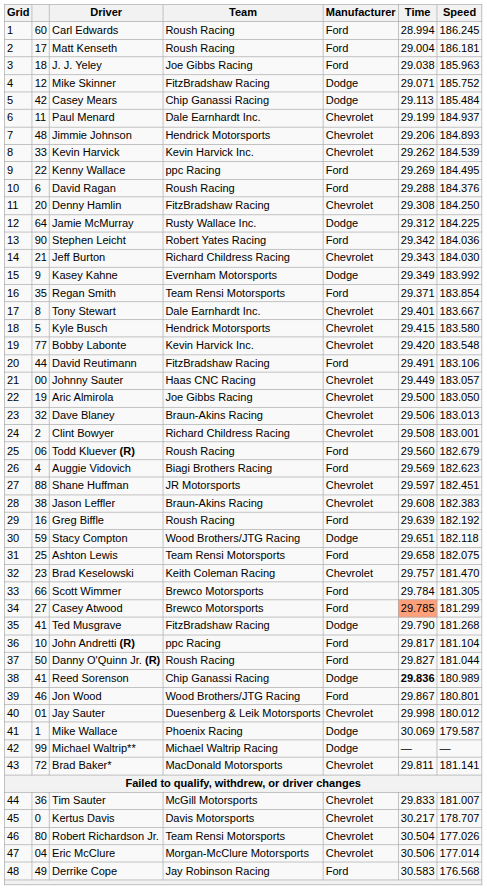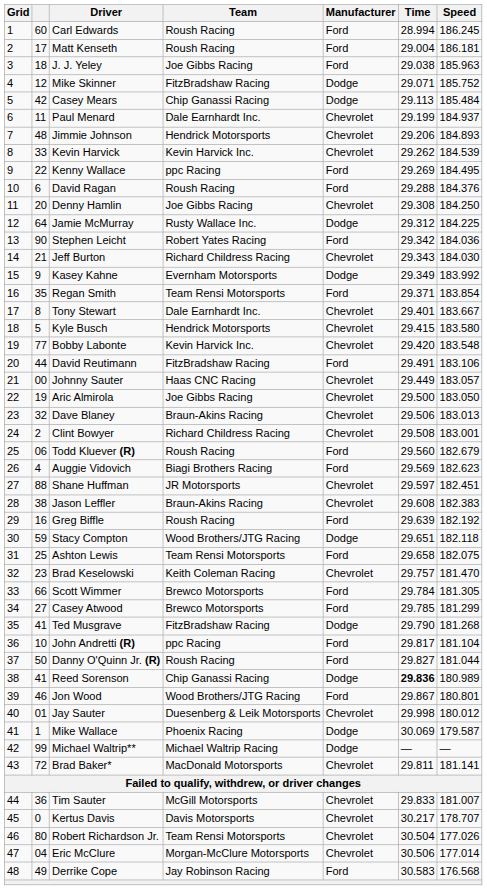(218, 205) FitzBradshaw Racing -> (209, 205) Joe Gibbs Racing
(418, 608) lightsalmon background -> (418, 608) no background
